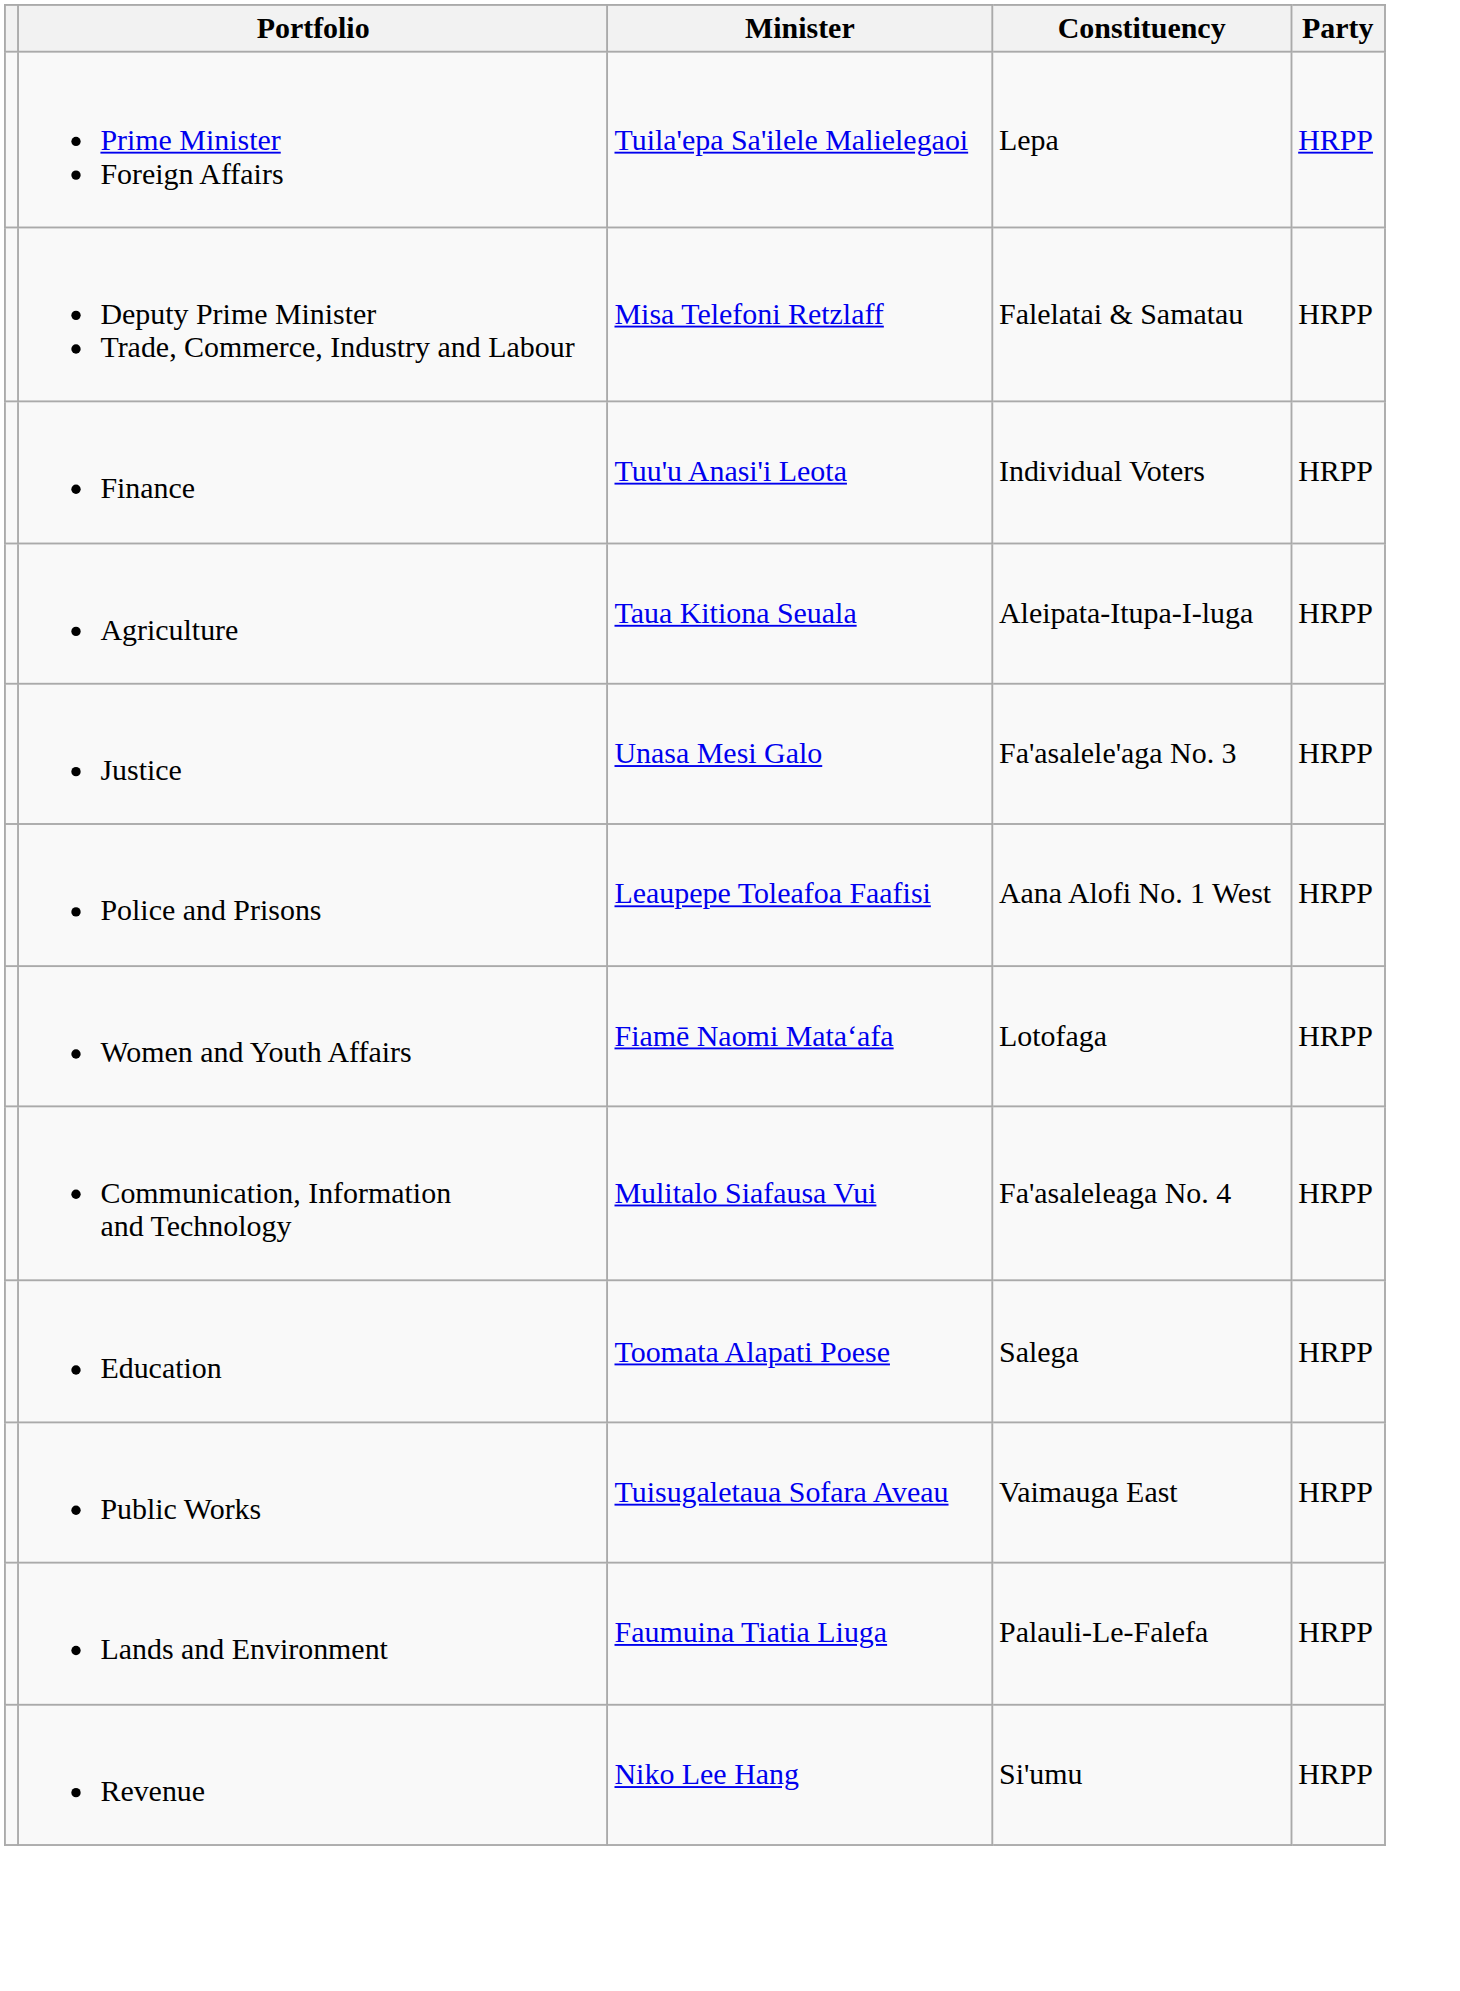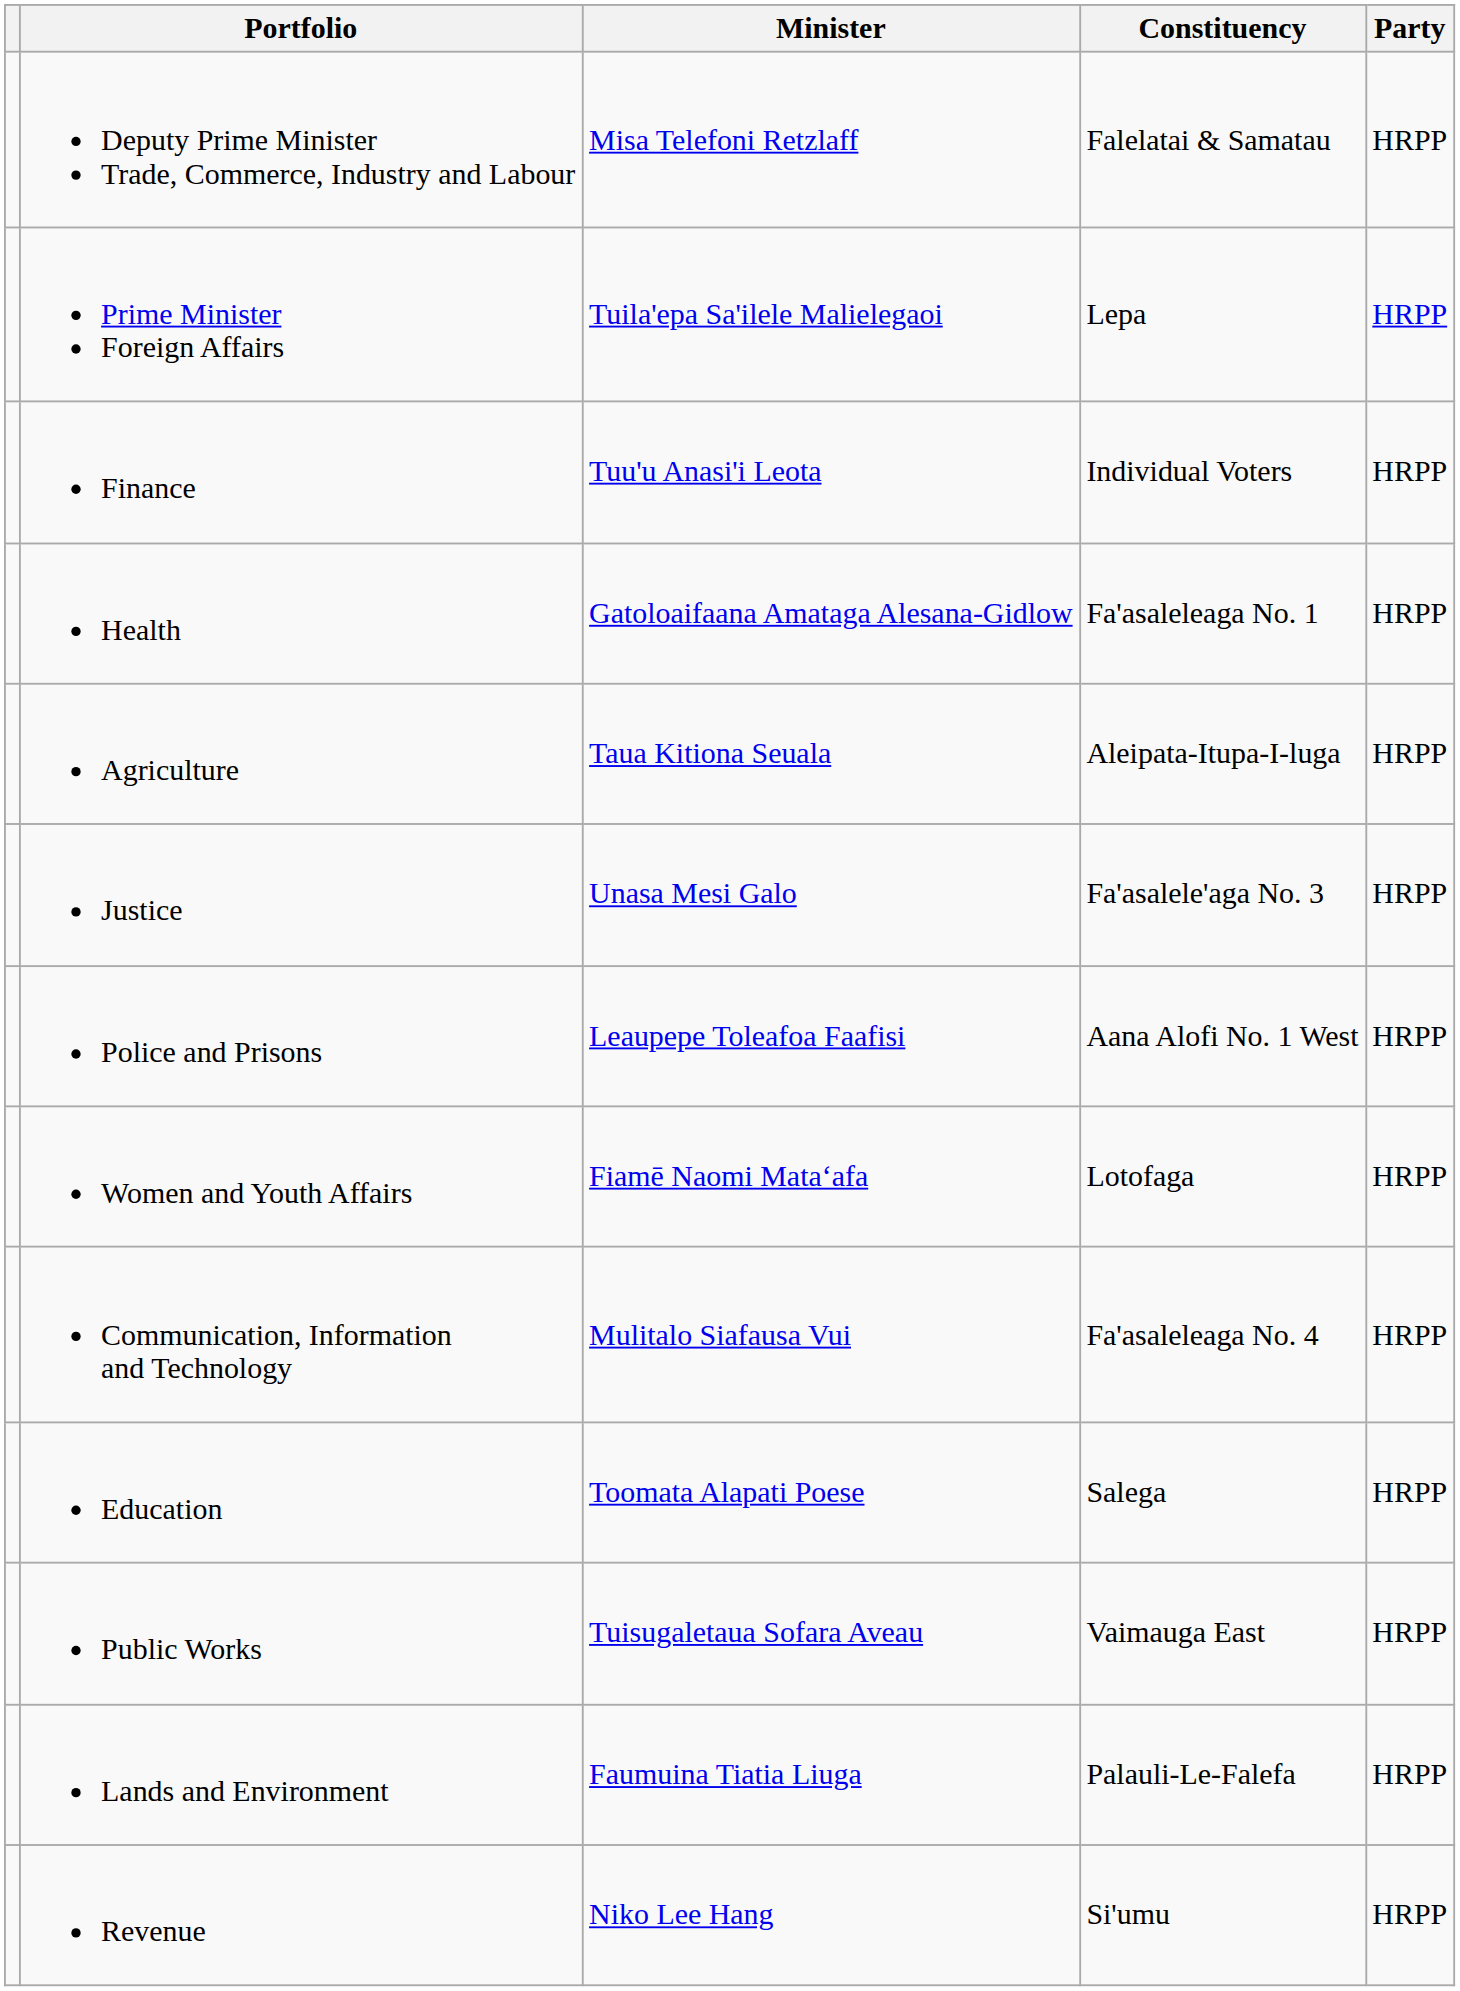rows swapped: (313, 157) <-> (313, 331)
+ row: (301, 630)
